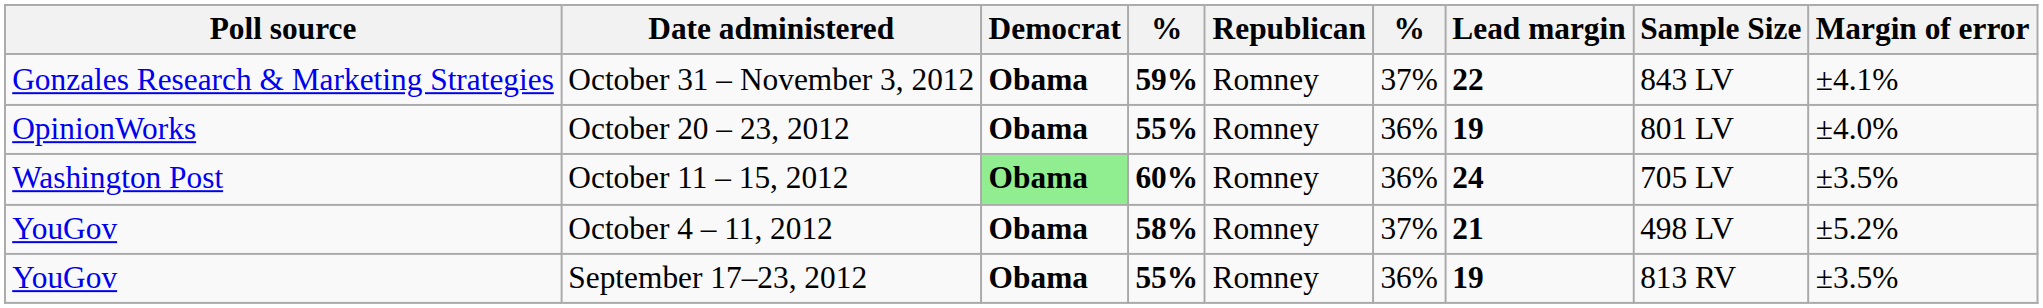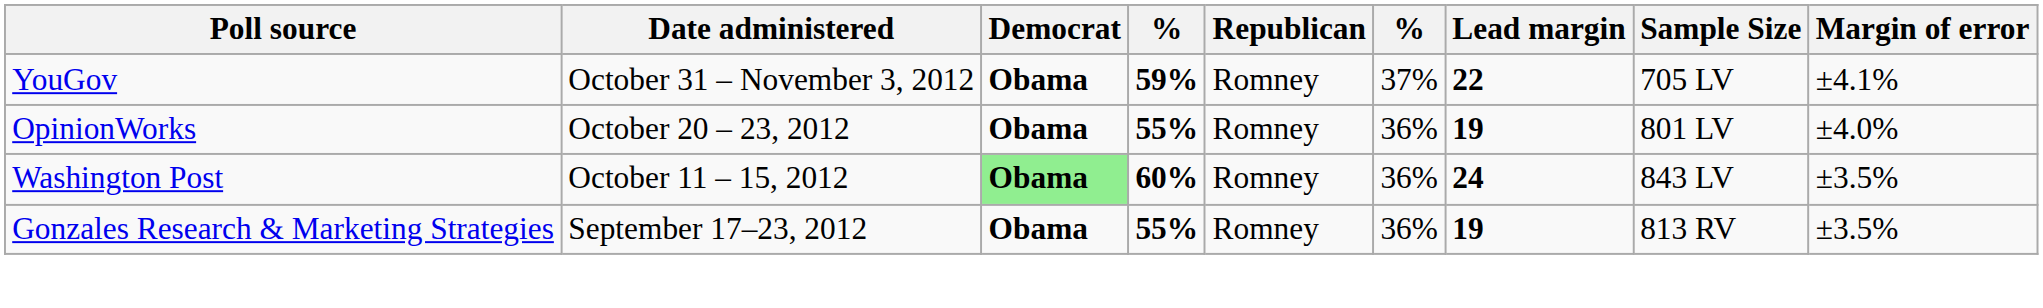(283, 79) Gonzales Research & Marketing Strategies -> (65, 79) YouGov
(1687, 79) 843 LV -> (1687, 79) 705 LV
(1687, 178) 705 LV -> (1687, 178) 843 LV
- row: (701, 228)
(65, 278) YouGov -> (283, 228) Gonzales Research & Marketing Strategies
